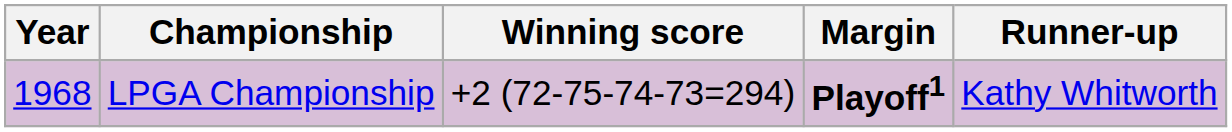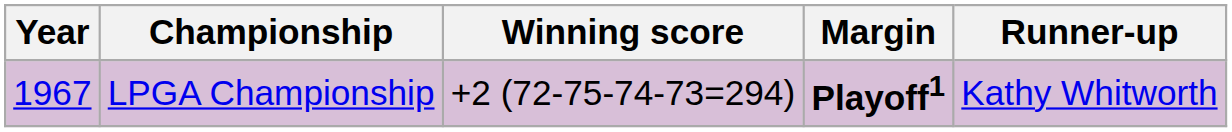(52, 92) 1968 -> (52, 92) 1967
